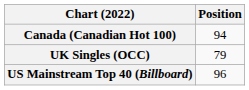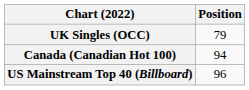rows swapped: (100, 34) <-> (100, 54)
